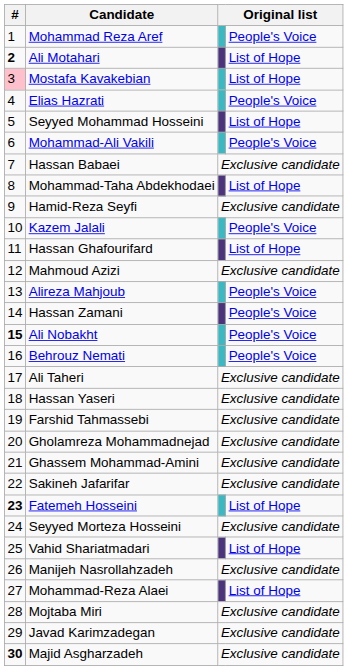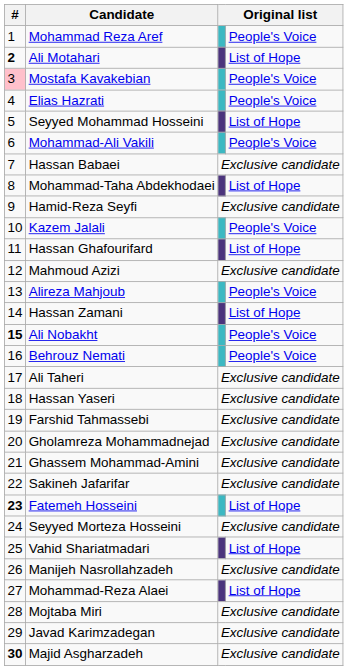(264, 79) List of Hope -> (273, 79) People's Voice
(273, 313) People's Voice -> (264, 313) List of Hope
